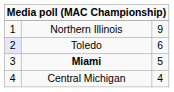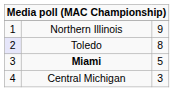(160, 45) 6 -> (160, 45) 8
(160, 78) 4 -> (160, 78) 3
